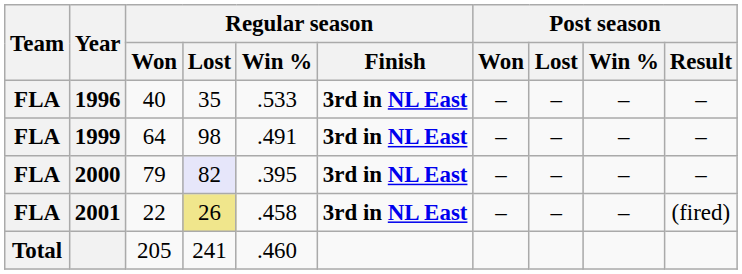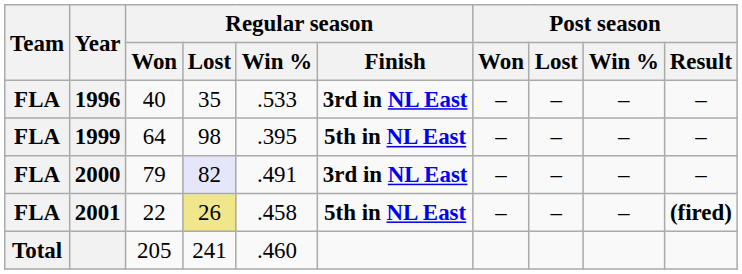(277, 137) .491 -> (277, 137) .395
(395, 137) 3rd in NL East -> (395, 137) 5th in NL East
(277, 174) .395 -> (277, 174) .491
(395, 212) 3rd in NL East -> (395, 212) 5th in NL East
(701, 212) normal -> (701, 212) bold
